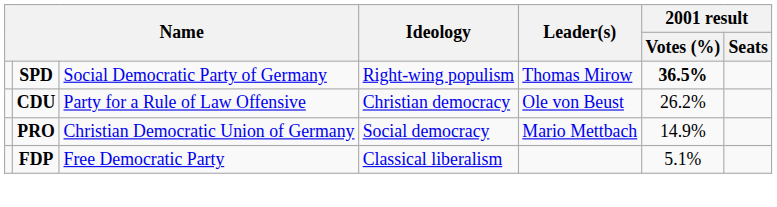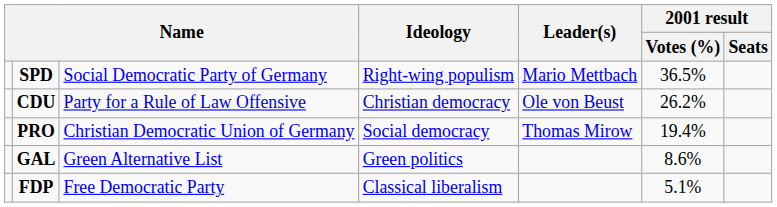(577, 74) Thomas Mirow -> (580, 74) Mario Mettbach
(683, 74) bold -> (683, 74) normal
(580, 131) Mario Mettbach -> (577, 131) Thomas Mirow
(683, 131) 14.9% -> (683, 131) 19.4%
+ row: (36, 159)
